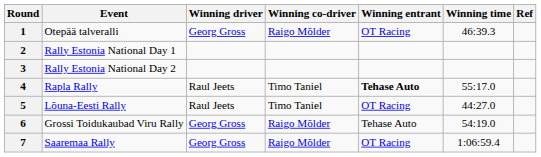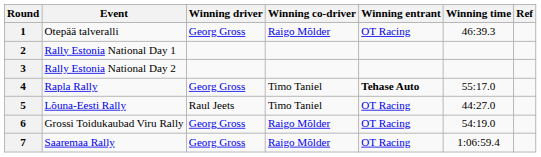(212, 86) Raul Jeets -> (217, 86) Georg Gross
(389, 123) Tehase Auto -> (386, 123) OT Racing
